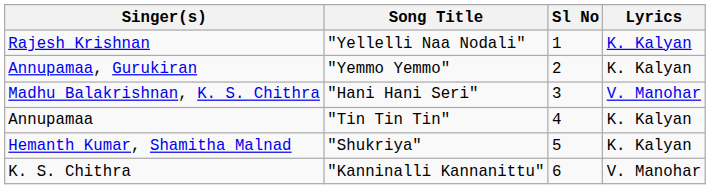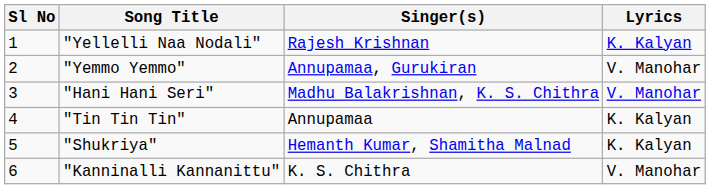columns swapped: (576, 17) <-> (164, 17)
(649, 69) K. Kalyan -> (654, 69) V. Manohar
